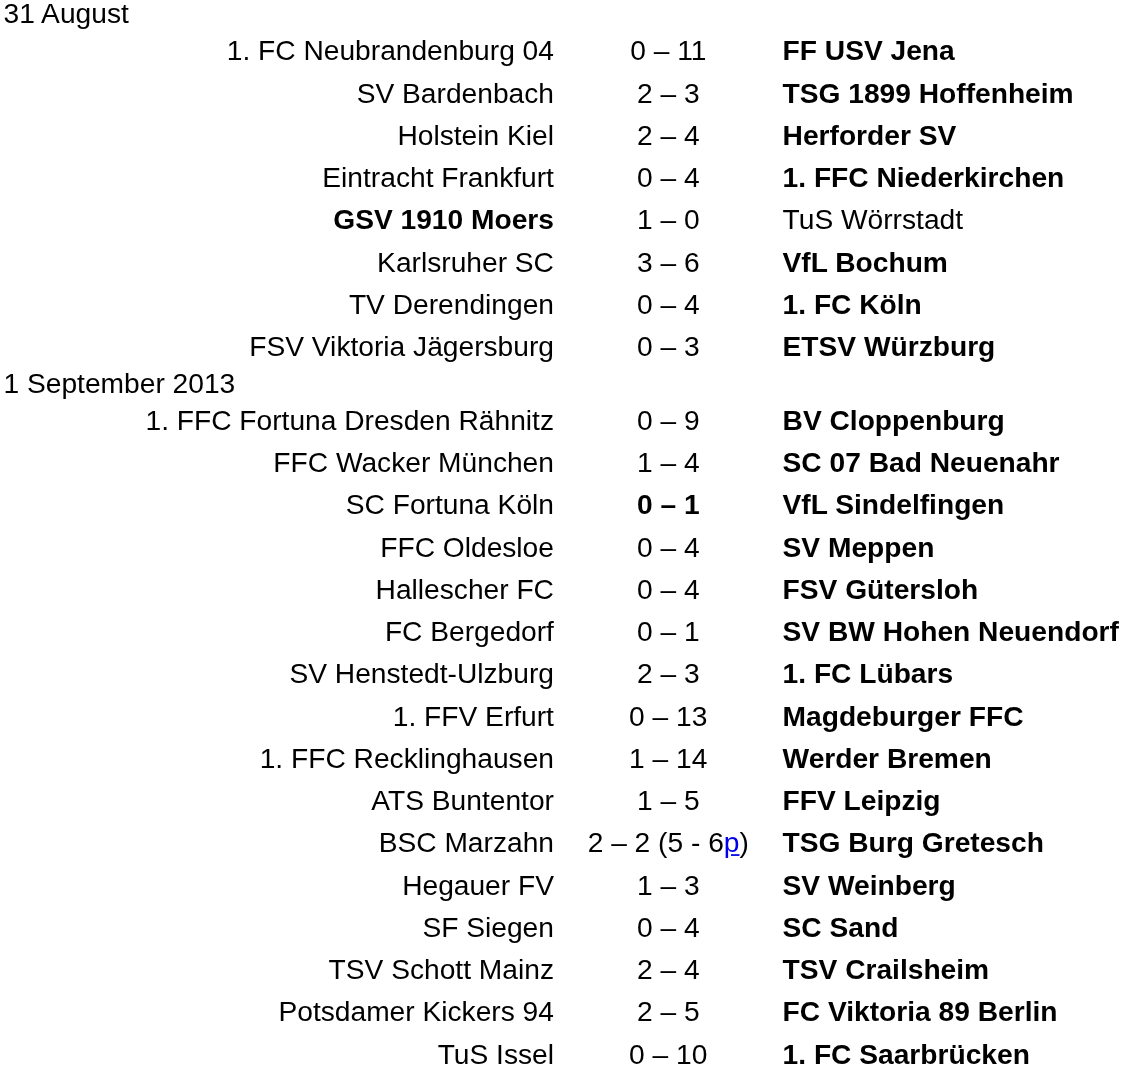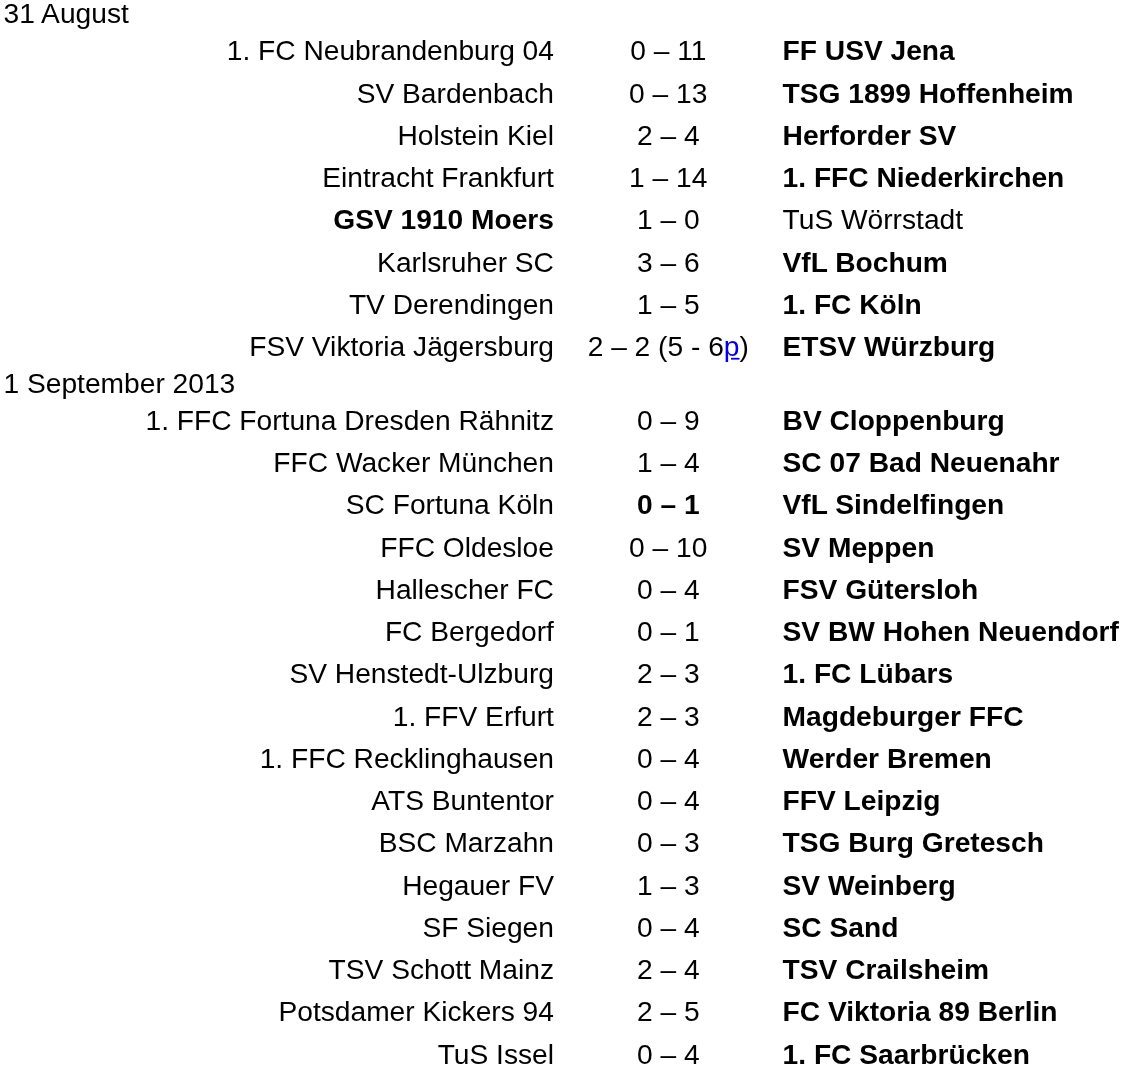(668, 93) 2 – 3 -> (668, 93) 0 – 13
(668, 177) 0 – 4 -> (668, 177) 1 – 14
(668, 304) 0 – 4 -> (668, 304) 1 – 5
(668, 346) 0 – 3 -> (668, 346) 2 – 2 (5 - 6p)
(668, 547) 0 – 4 -> (668, 547) 0 – 10
(668, 716) 0 – 13 -> (668, 716) 2 – 3
(668, 758) 1 – 14 -> (668, 758) 0 – 4
(668, 800) 1 – 5 -> (668, 800) 0 – 4
(668, 843) 2 – 2 (5 - 6p) -> (668, 843) 0 – 3
(668, 1054) 0 – 10 -> (668, 1054) 0 – 4
